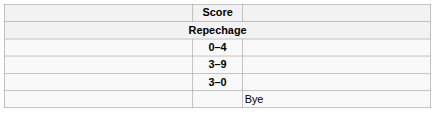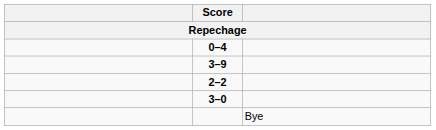+ row: (218, 82)
